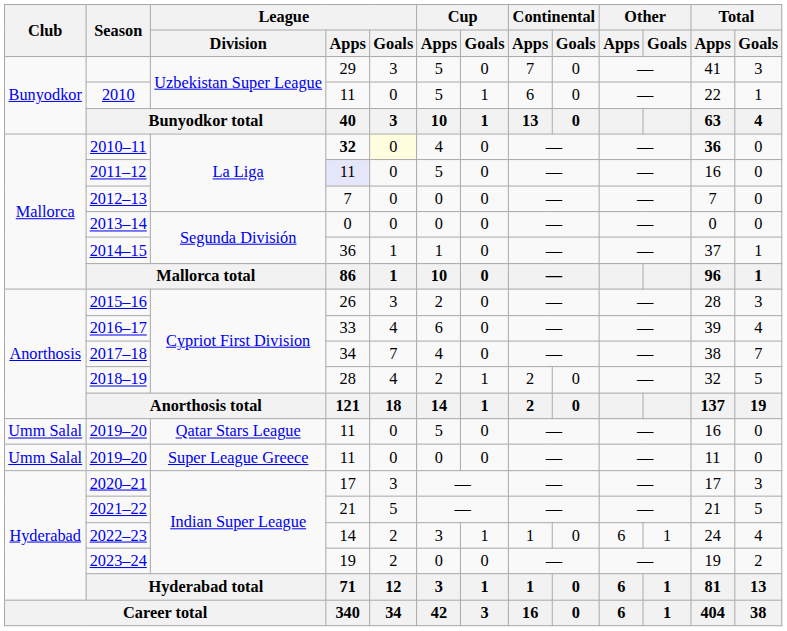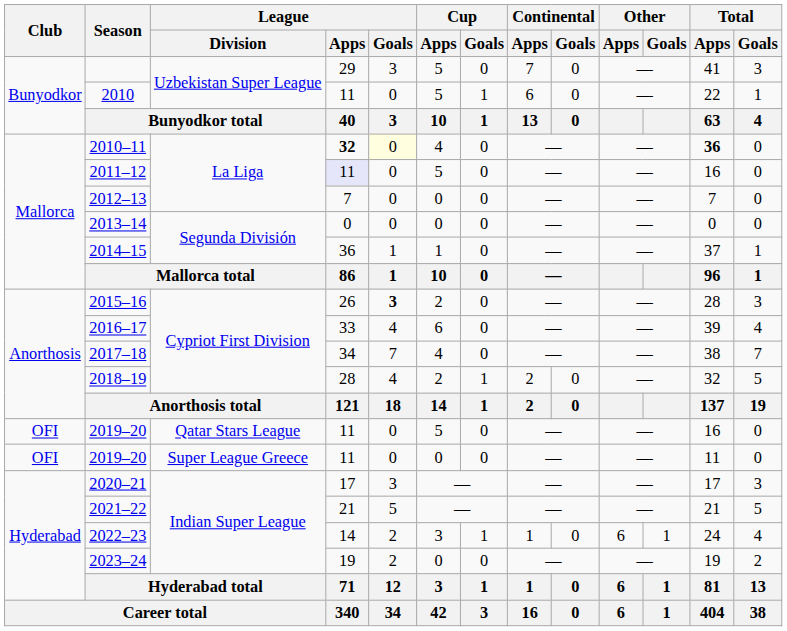(393, 302) normal -> (393, 302) bold
(45, 431) Umm Salal -> (45, 431) OFI
(45, 457) Umm Salal -> (45, 457) OFI
